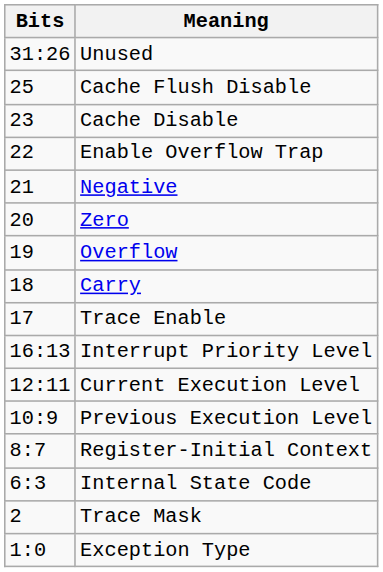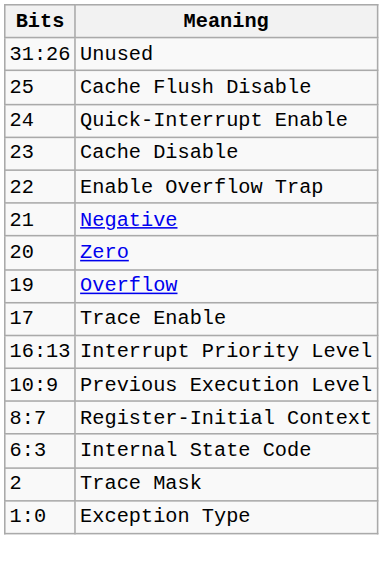+ row: (214, 120)
- row: (111, 286)
- row: (220, 385)
